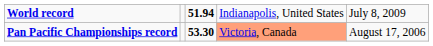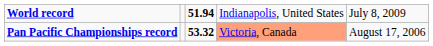(201, 31) 53.30 -> (201, 31) 53.32
